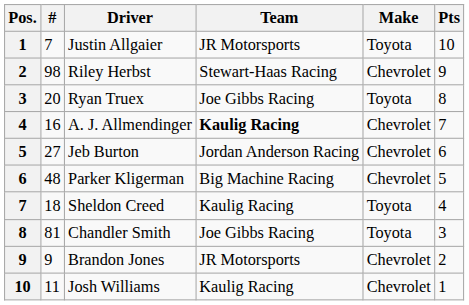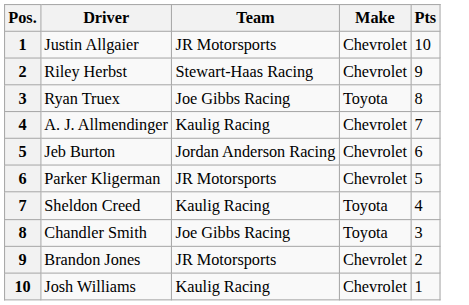- column: (52, 18)
(389, 44) Toyota -> (375, 44) Chevrolet
(249, 125) bold -> (223, 125) normal
(267, 178) Big Machine Racing -> (226, 178) JR Motorsports
